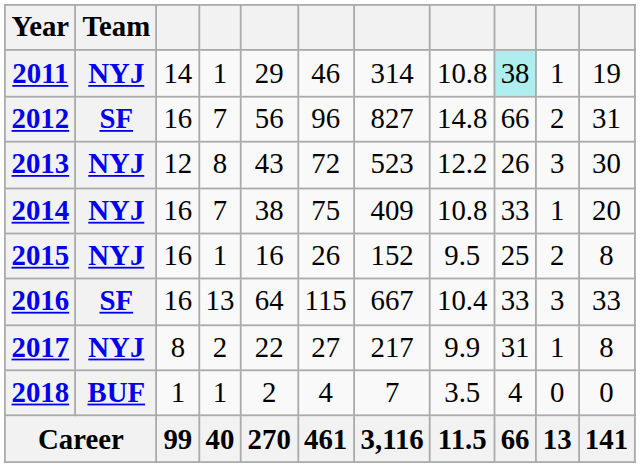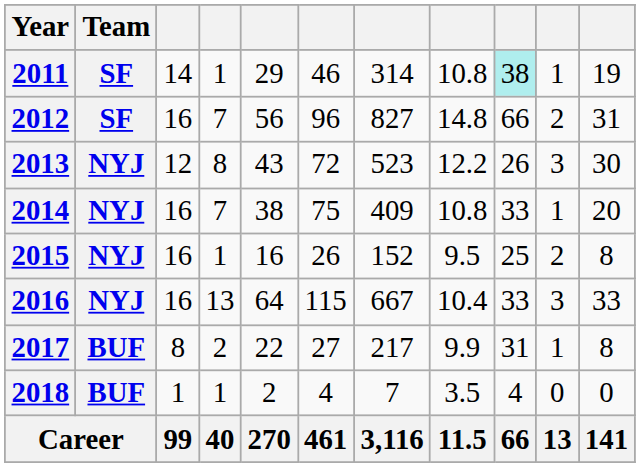(116, 73) NYJ -> (116, 73) SF
(116, 301) SF -> (116, 301) NYJ
(116, 347) NYJ -> (116, 347) BUF
